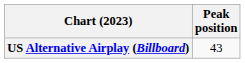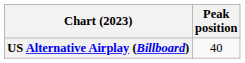(216, 48) 43 -> (216, 48) 40
